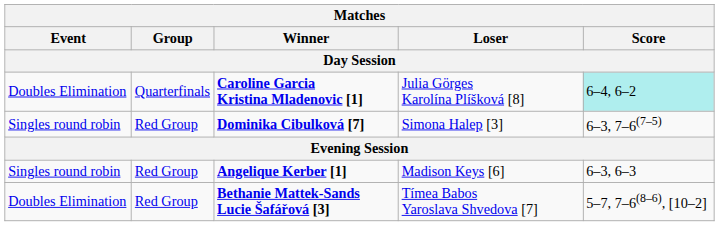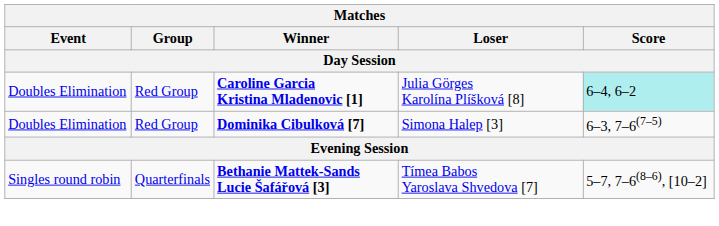(172, 91) Quarterfinals -> (166, 91) Red Group
(64, 124) Singles round robin -> (67, 124) Doubles Elimination
- row: (282, 171)
(67, 201) Doubles Elimination -> (64, 179) Singles round robin
(166, 201) Red Group -> (172, 179) Quarterfinals
